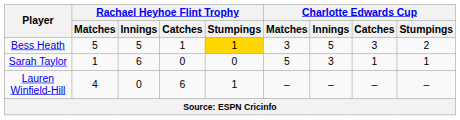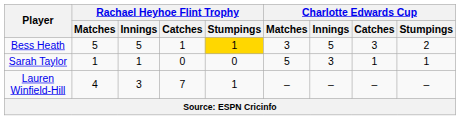(139, 62) 6 -> (139, 62) 1
(139, 84) 0 -> (139, 84) 3
(182, 84) 6 -> (182, 84) 7
